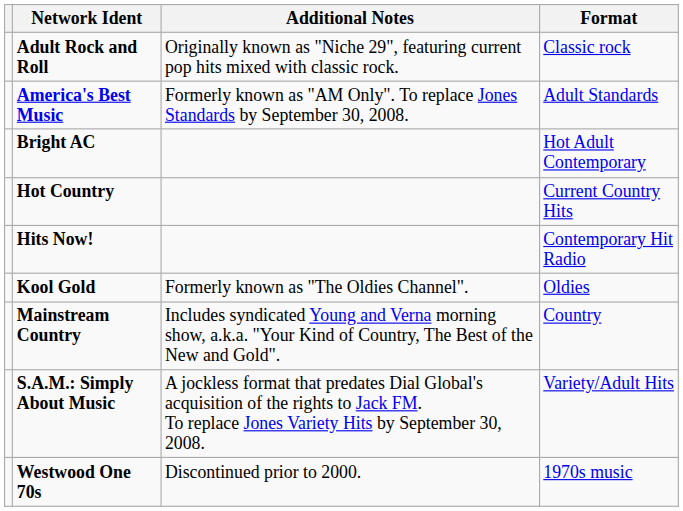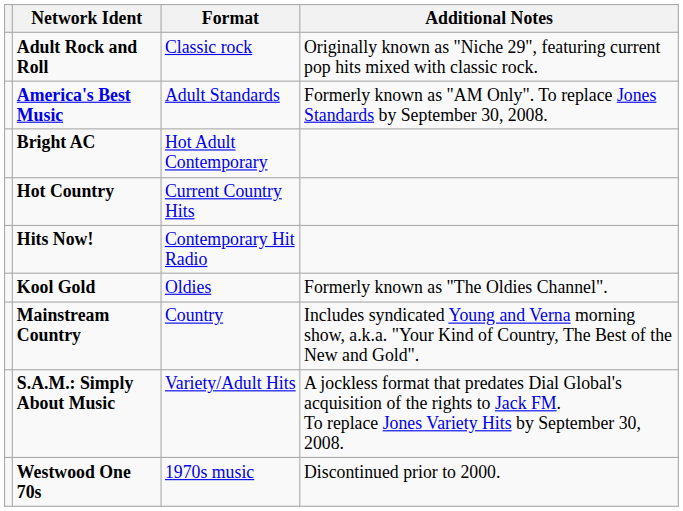columns swapped: (609, 18) <-> (350, 18)
